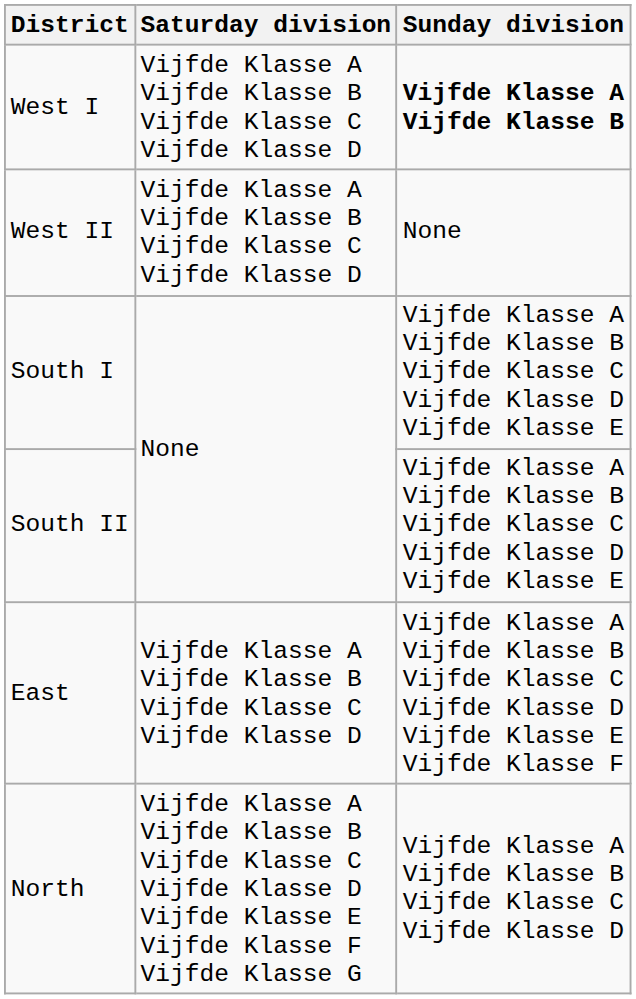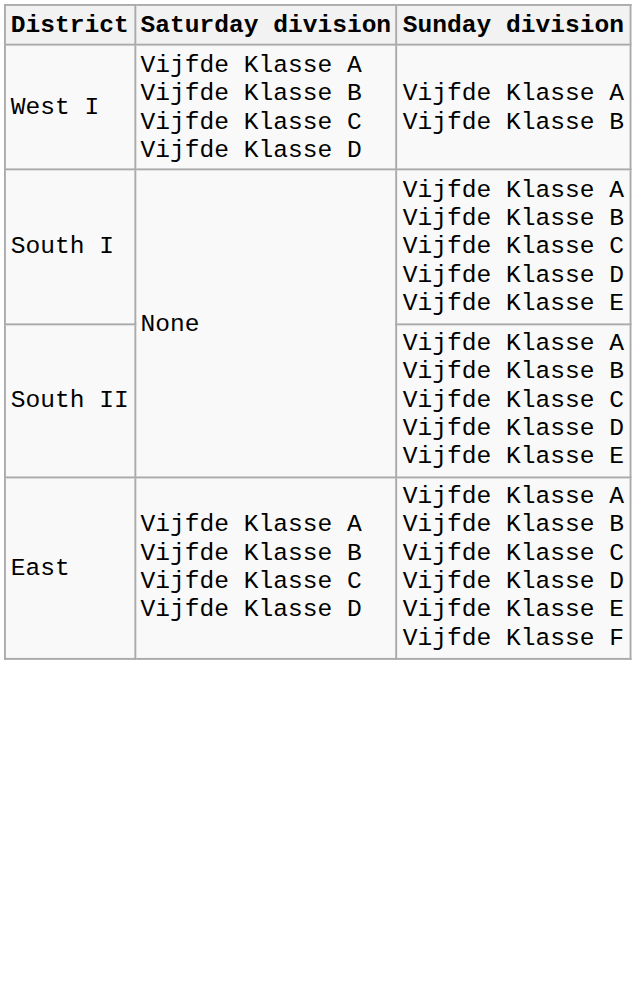(513, 108) bold -> (513, 108) normal
- row: (62, 233)
- row: (48, 889)
